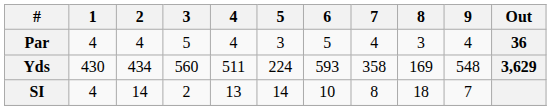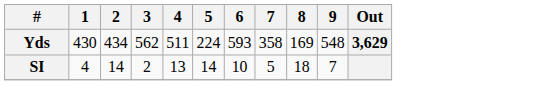- row: (37, 42)
(187, 67) 560 -> (147, 42) 562
(374, 92) 8 -> (271, 67) 5
